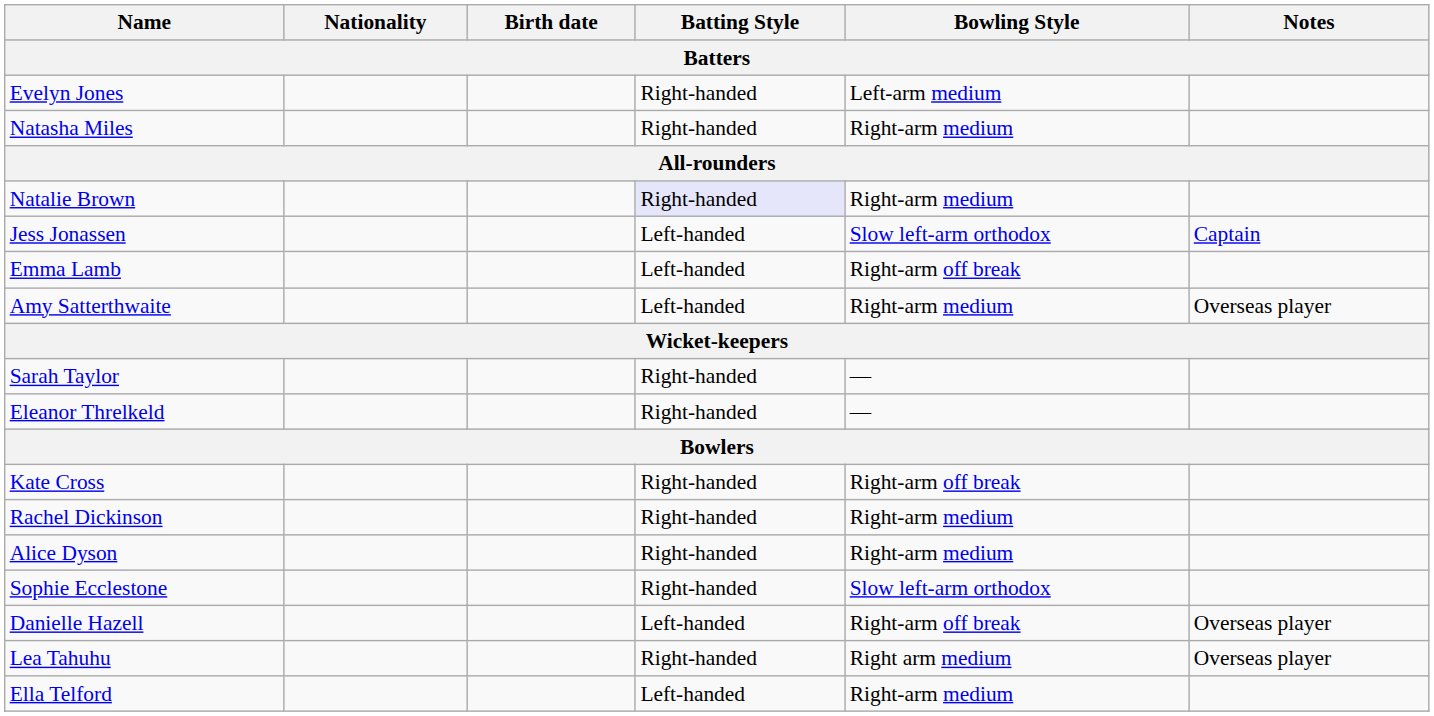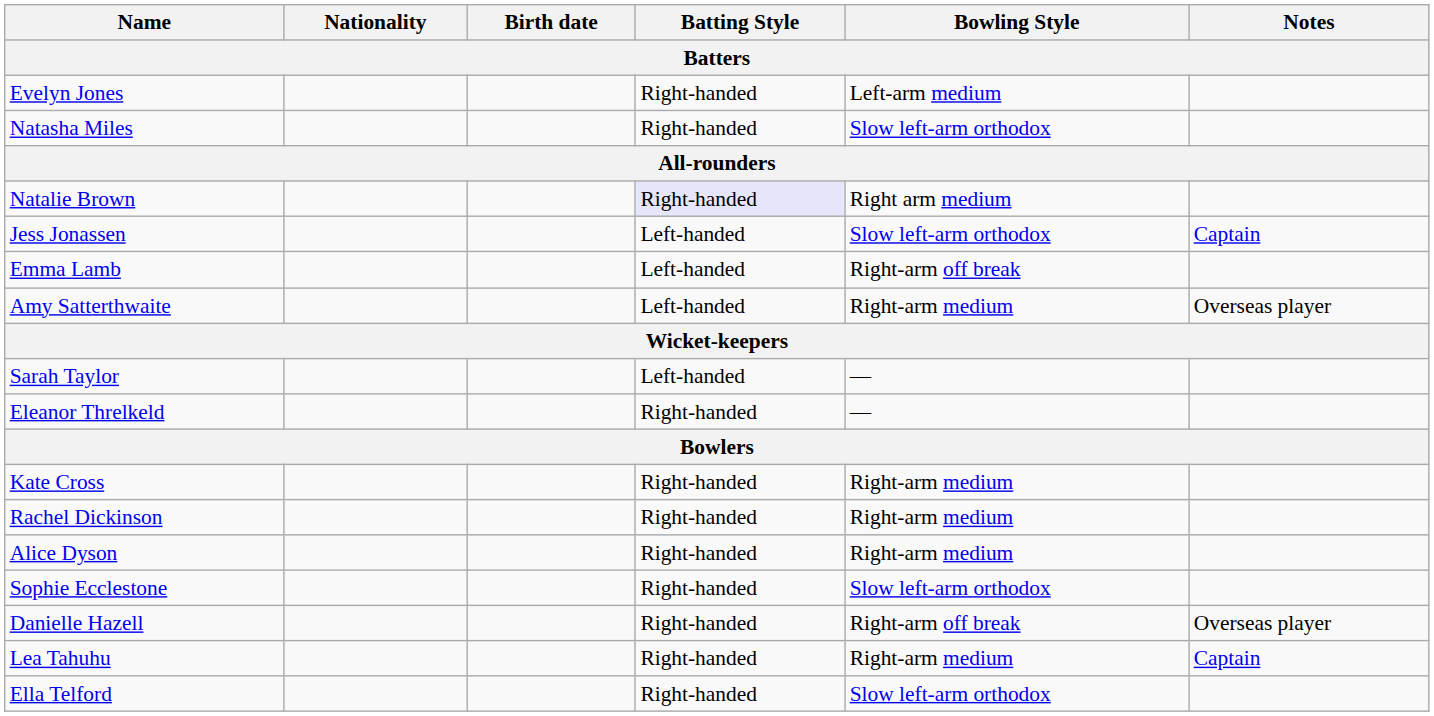(931, 128) Right-arm medium -> (950, 128) Slow left-arm orthodox
(931, 199) Right-arm medium -> (931, 199) Right arm medium
(699, 375) Right-handed -> (693, 375) Left-handed
(935, 481) Right-arm off break -> (931, 481) Right-arm medium
(693, 623) Left-handed -> (699, 623) Right-handed
(931, 658) Right arm medium -> (931, 658) Right-arm medium
(1262, 658) Overseas player -> (1227, 658) Captain
(693, 693) Left-handed -> (699, 693) Right-handed
(931, 693) Right-arm medium -> (950, 693) Slow left-arm orthodox
